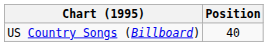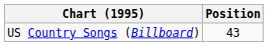(233, 32) 40 -> (233, 32) 43
